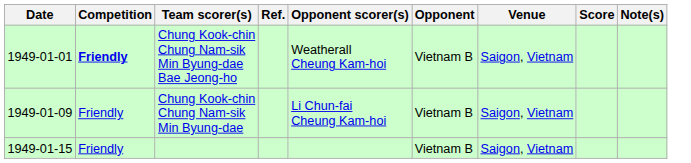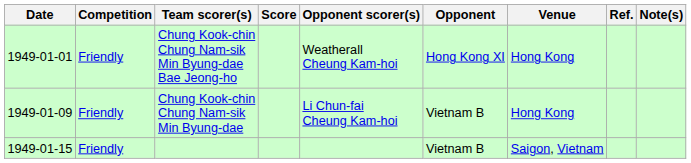columns swapped: (597, 15) <-> (273, 15)
(103, 57) bold -> (101, 57) normal
(444, 57) Vietnam B -> (465, 57) Hong Kong XI
(527, 57) Saigon, Vietnam -> (543, 57) Hong Kong
(527, 113) Saigon, Vietnam -> (543, 113) Hong Kong
